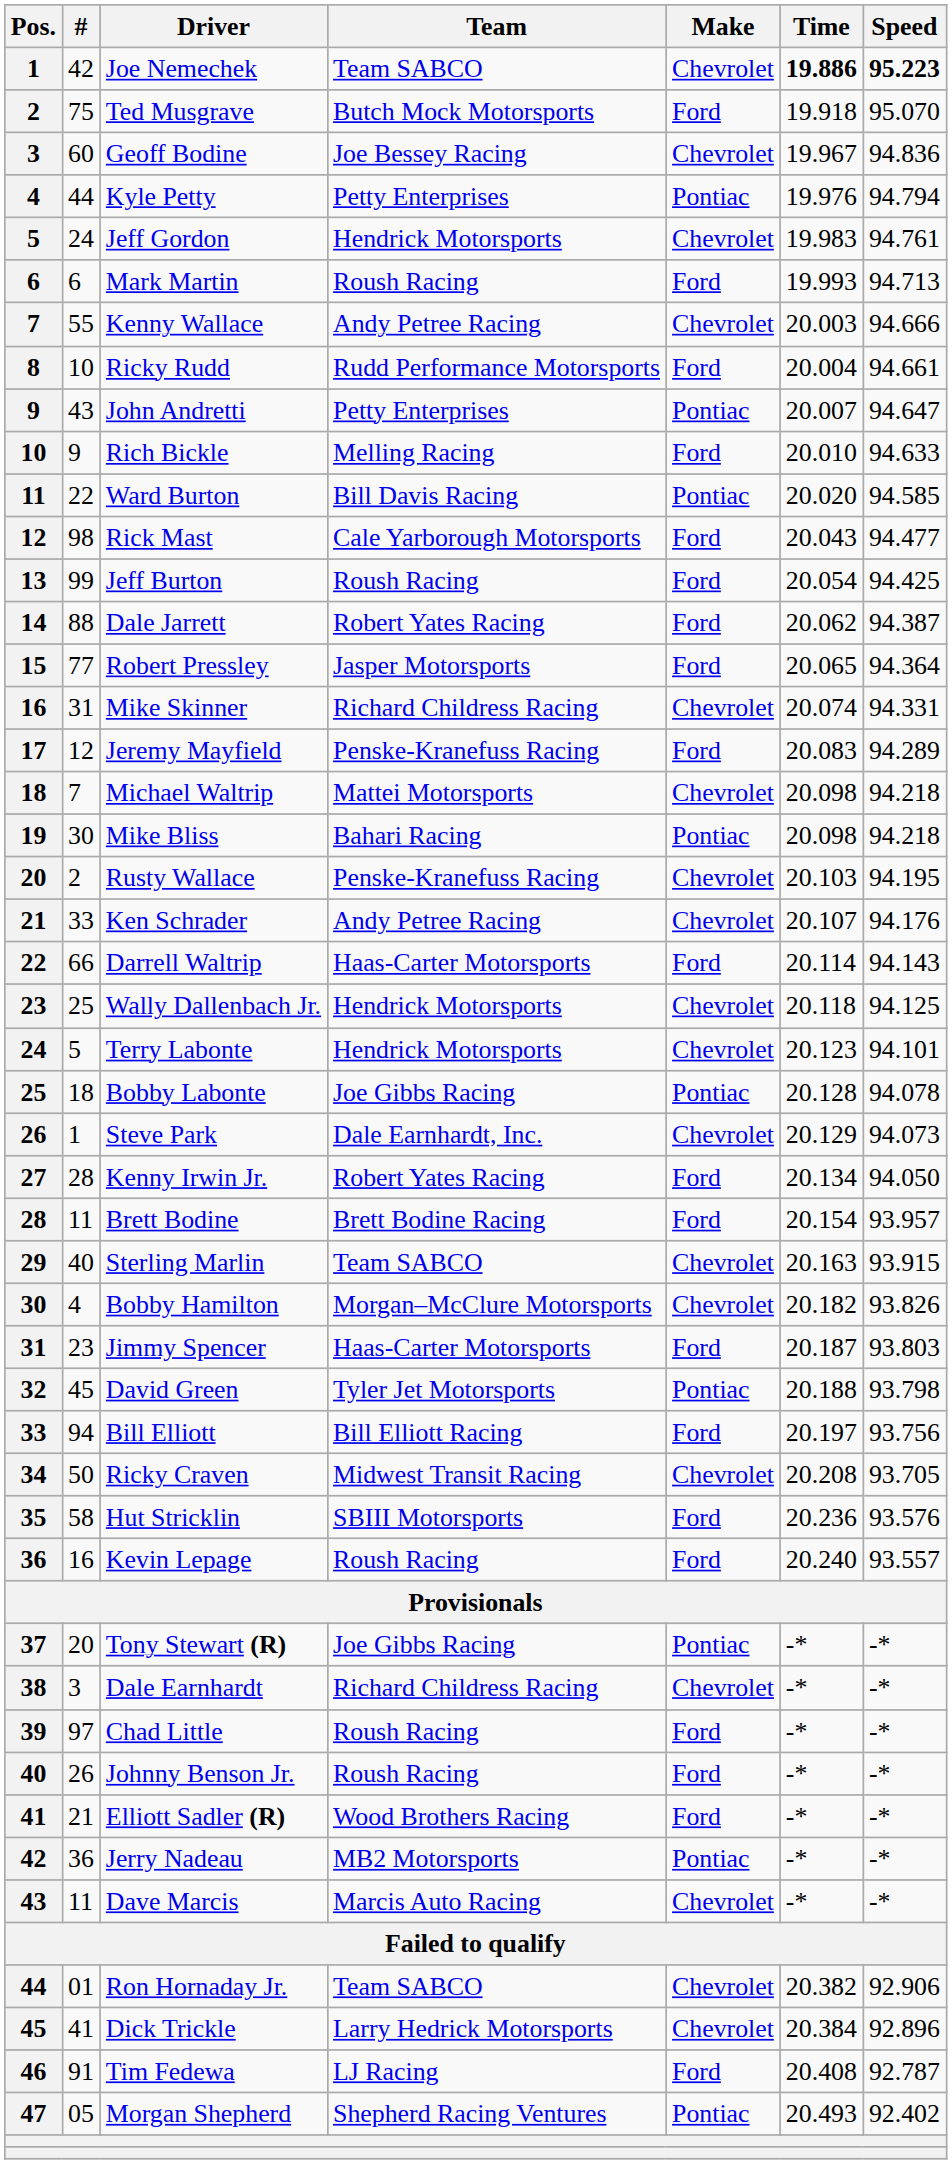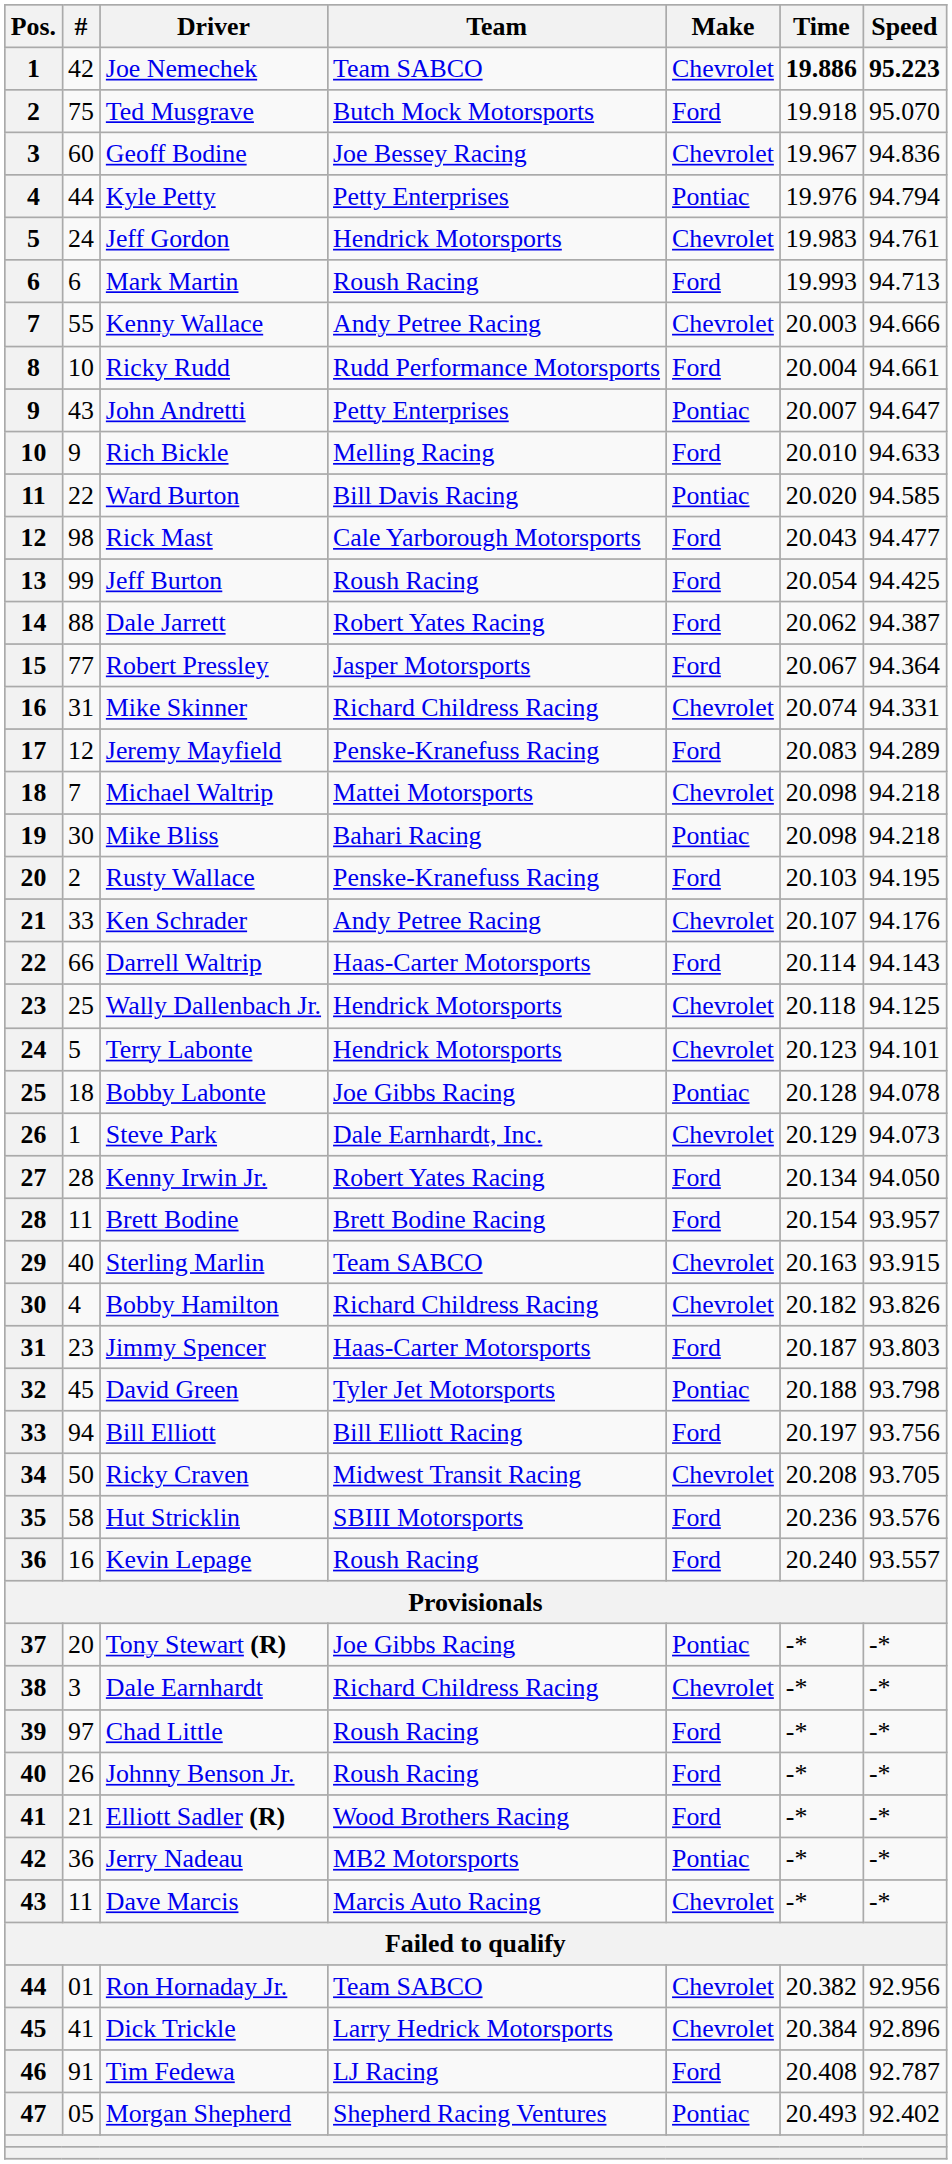(821, 665) 20.065 -> (821, 665) 20.067
(723, 878) Chevrolet -> (696, 878) Ford
(492, 1304) Morgan–McClure Motorsports -> (466, 1304) Richard Childress Racing
(904, 1985) 92.906 -> (904, 1985) 92.956
